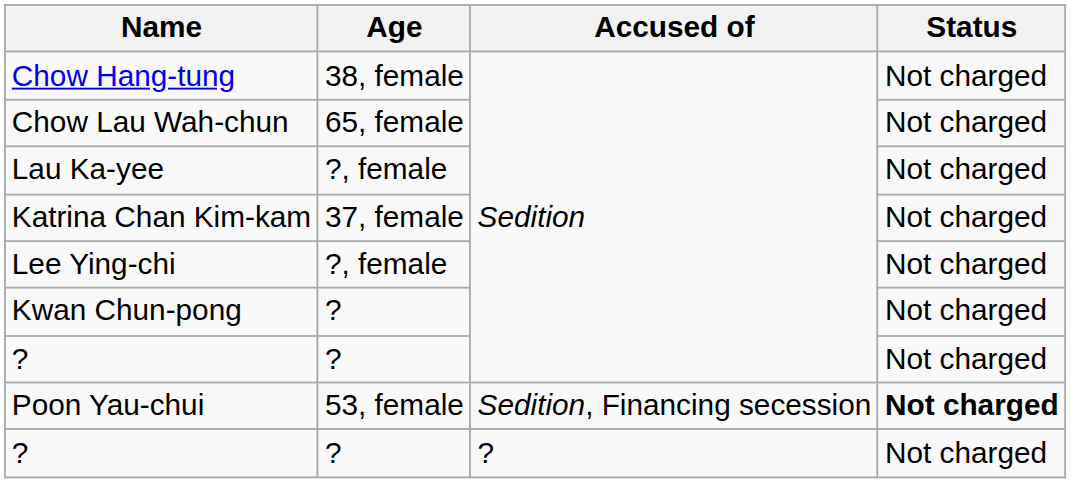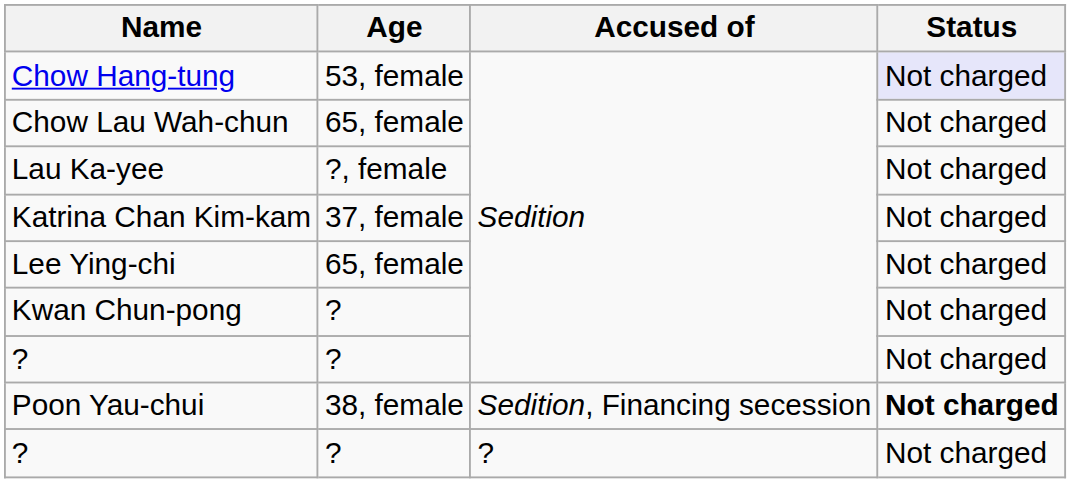(394, 75) 38, female -> (394, 75) 53, female
(966, 75) no background -> (966, 75) lavender background
(386, 264) ?, female -> (394, 264) 65, female
(394, 405) 53, female -> (394, 405) 38, female
